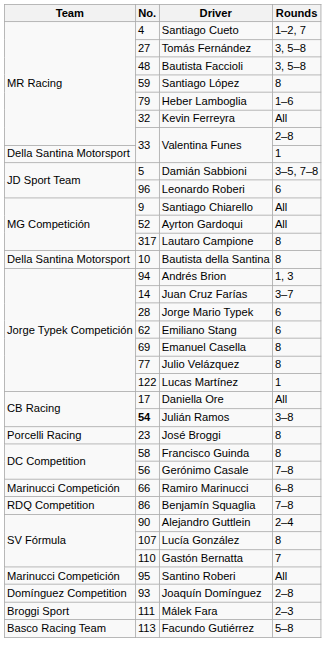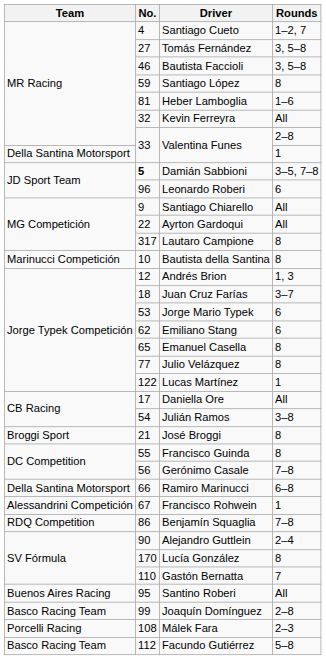(144, 66) 48 -> (144, 66) 46
(144, 101) 79 -> (144, 101) 81
(141, 171) normal -> (141, 171) bold
(144, 224) 52 -> (144, 224) 22
(68, 259) Della Santina Motorsport -> (63, 259) Marinucci Competición
(144, 276) 94 -> (144, 276) 12
(144, 294) 14 -> (144, 294) 18
(144, 312) 28 -> (144, 312) 53
(144, 347) 69 -> (144, 347) 65
(144, 417) bold -> (144, 417) normal
(44, 435) Porcelli Racing -> (38, 435) Broggi Sport
(144, 435) 23 -> (144, 435) 21
(144, 452) 58 -> (144, 452) 55
(63, 487) Marinucci Competición -> (68, 487) Della Santina Motorsport
+ row: (209, 505)
(147, 540) 107 -> (147, 558) 170
(63, 575) Marinucci Competición -> (59, 593) Buenos Aires Racing
(67, 593) Domínguez Competition -> (57, 610) Basco Racing Team
(144, 593) 93 -> (144, 610) 99
(38, 610) Broggi Sport -> (44, 628) Porcelli Racing
(146, 610) 111 -> (147, 628) 108
(147, 628) 113 -> (147, 646) 112
